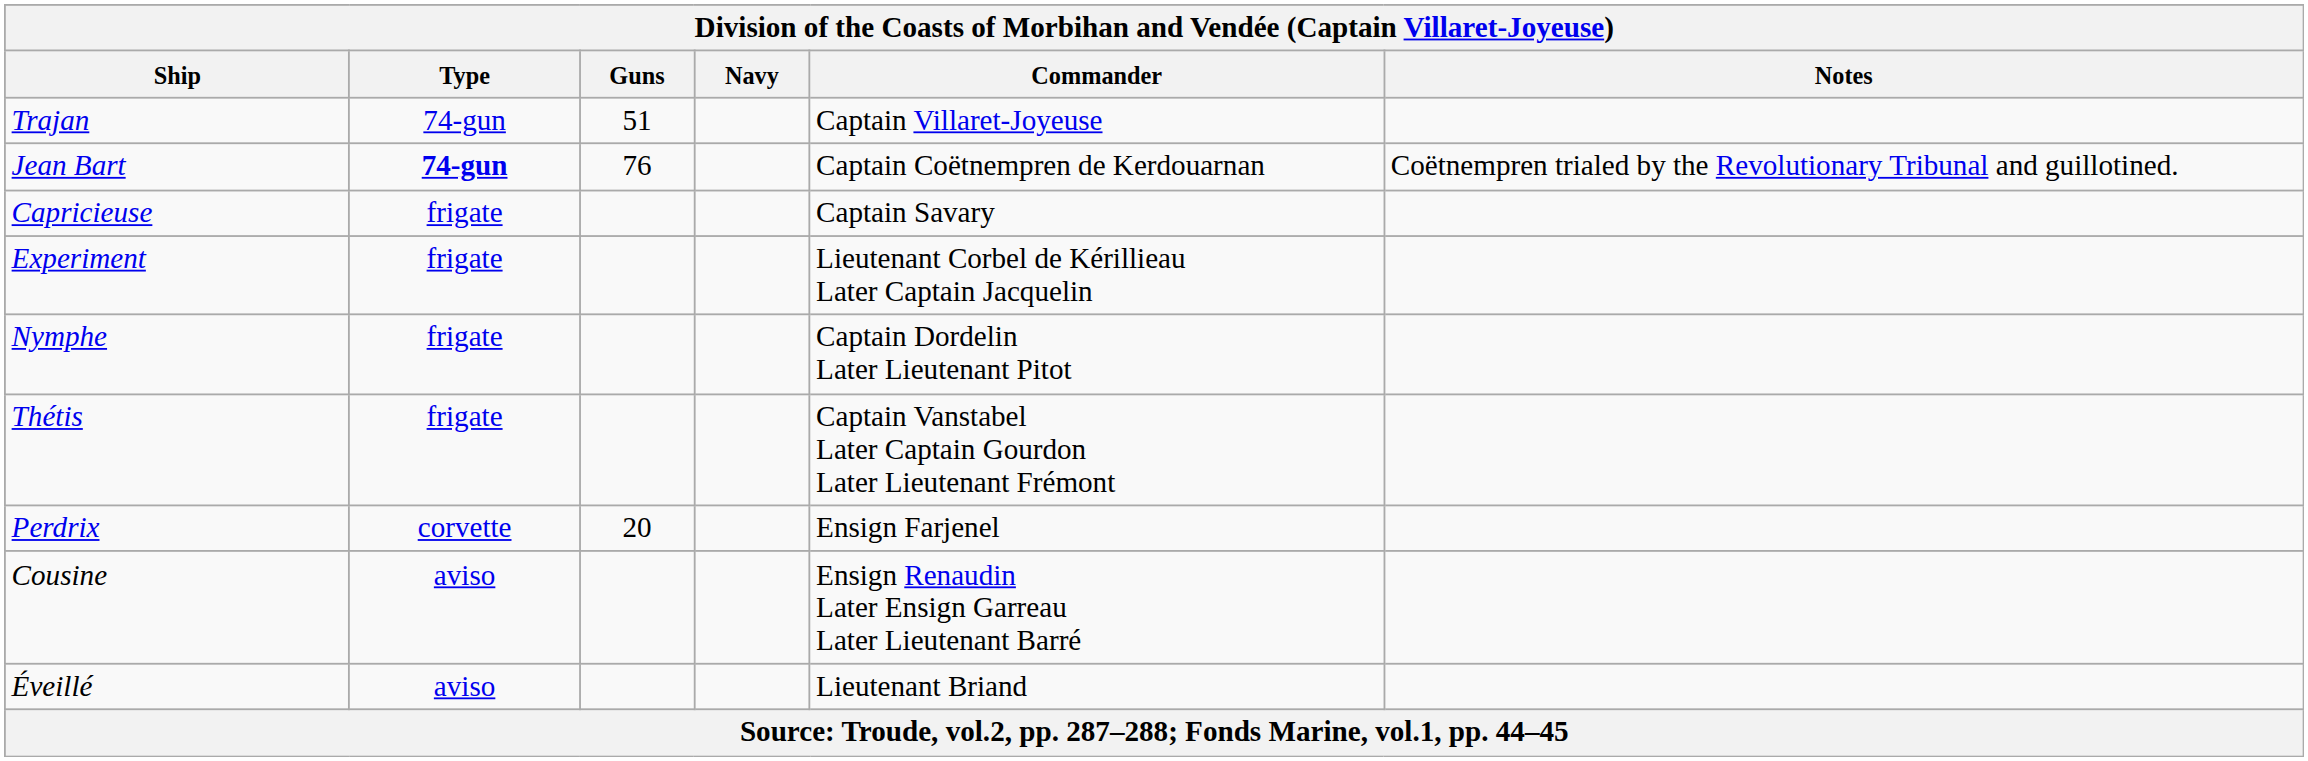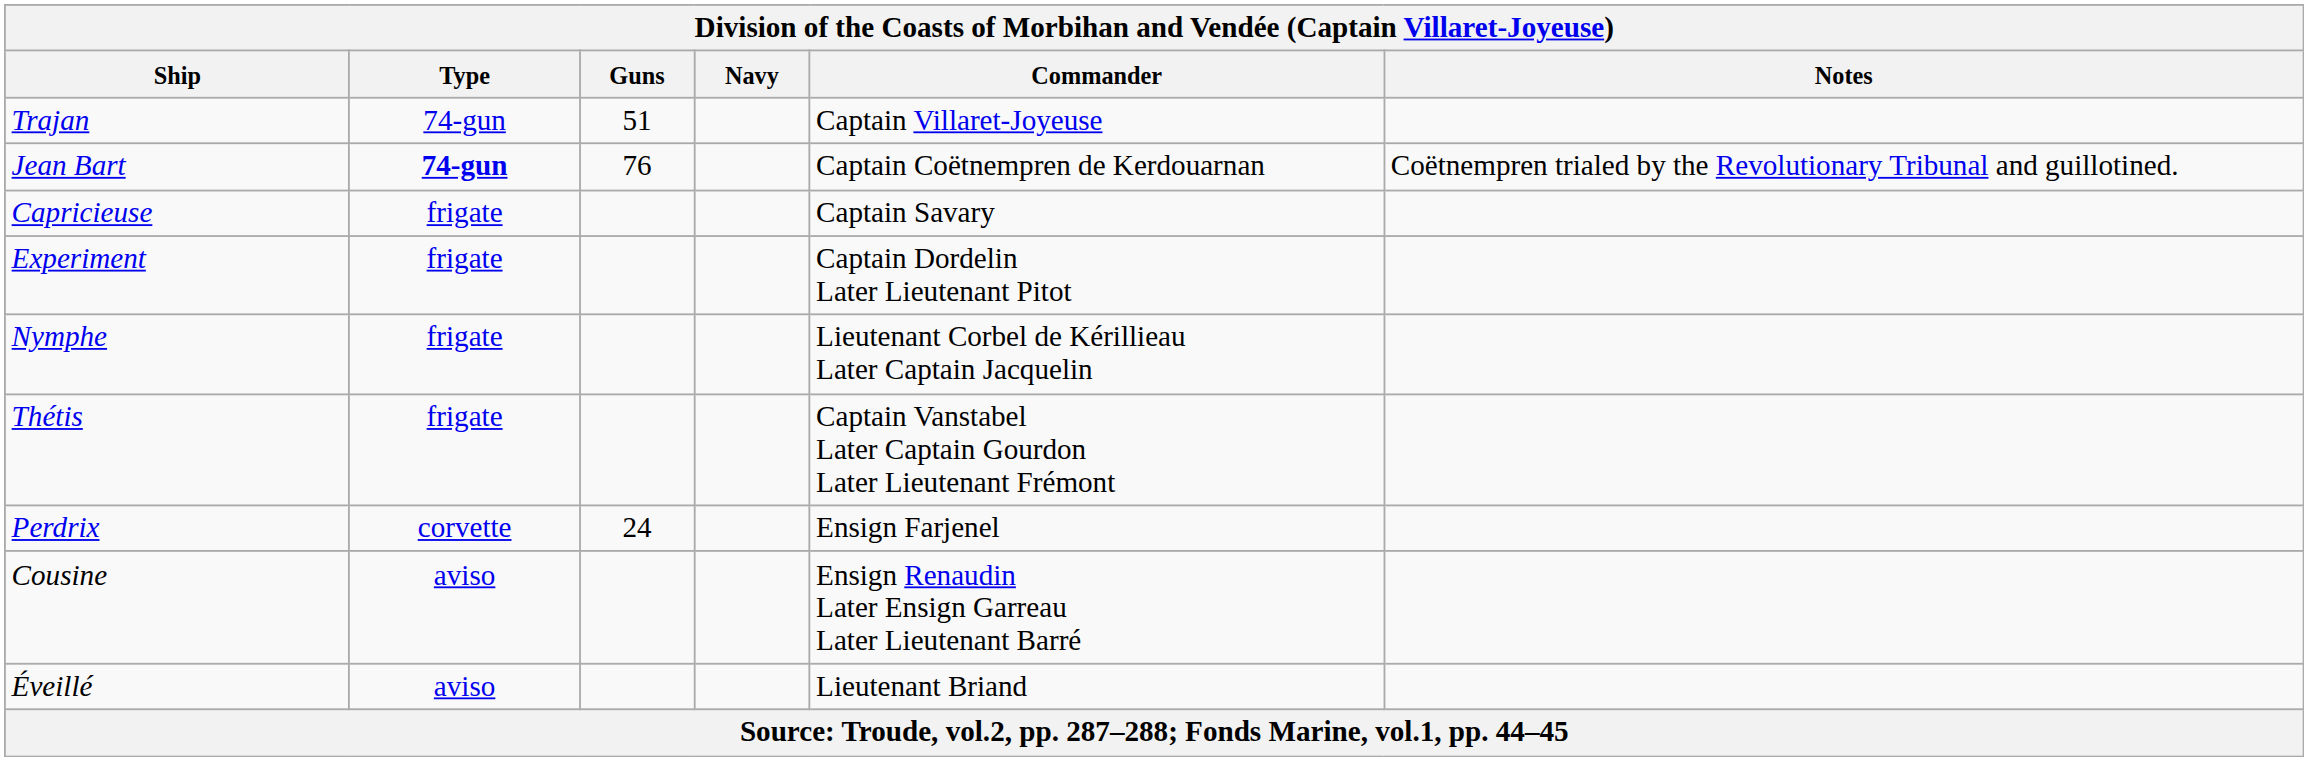(1001, 274) Lieutenant Corbel de Kérillieau Later Captain Jacquelin -> (944, 274) Captain Dordelin Later Lieutenant Pitot
(944, 353) Captain Dordelin Later Lieutenant Pitot -> (1001, 353) Lieutenant Corbel de Kérillieau Later Captain Jacquelin
(637, 528) 20 -> (637, 528) 24
